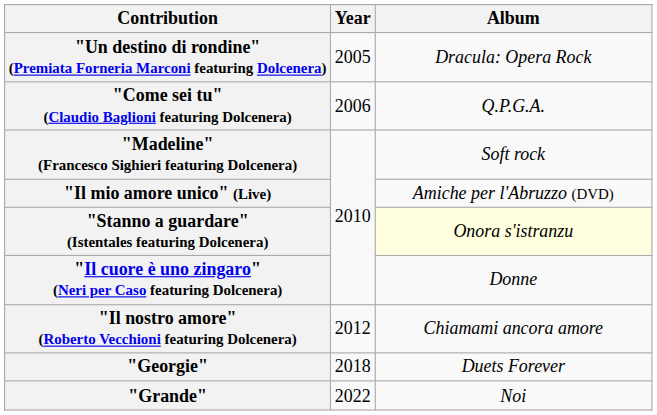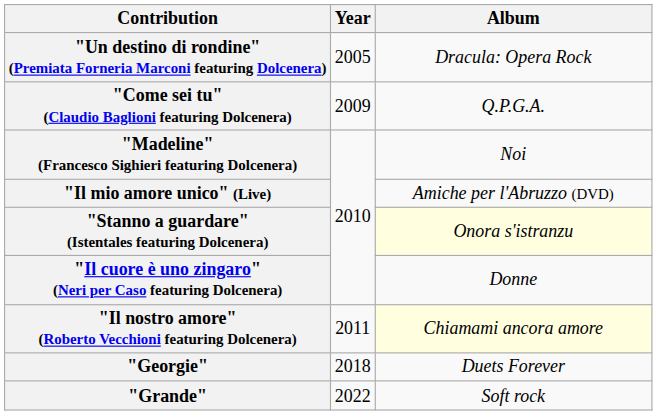(353, 105) 2006 -> (353, 105) 2009
(513, 154) Soft rock -> (513, 154) Noi
(353, 328) 2012 -> (353, 328) 2011
(513, 328) no background -> (513, 328) lightyellow background
(513, 395) Noi -> (513, 395) Soft rock
